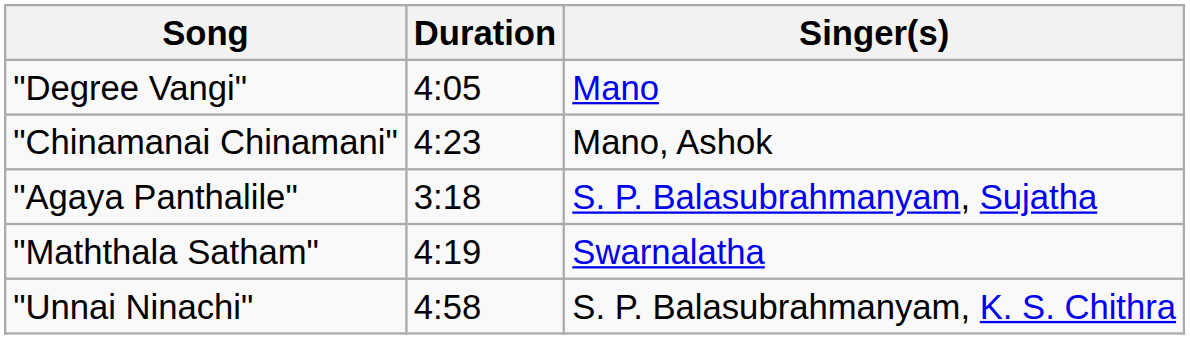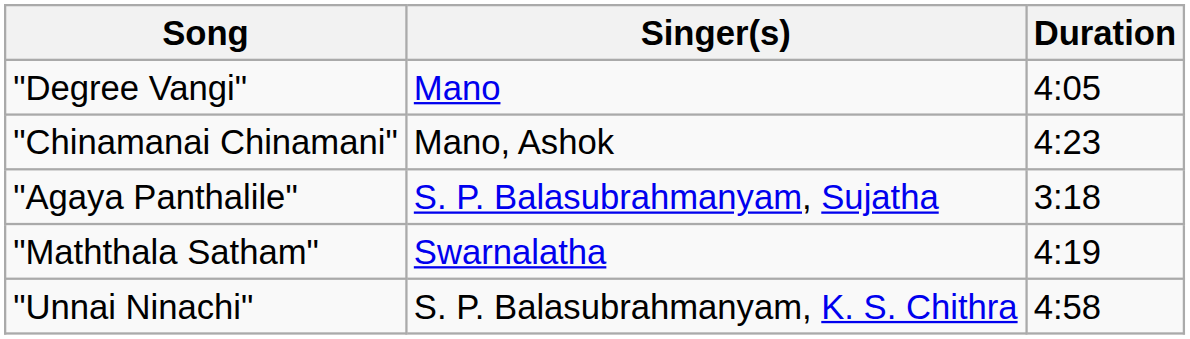columns swapped: (874, 33) <-> (485, 33)
